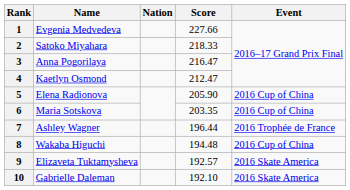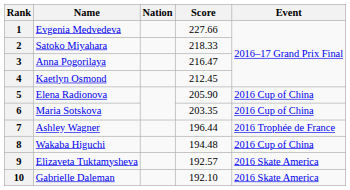(203, 78) 212.47 -> (203, 78) 212.45
